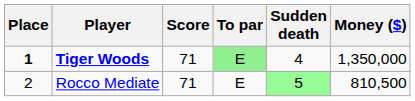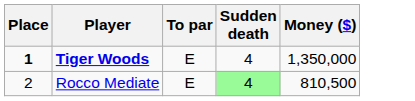- column: (188, 25)
(240, 58) lightgreen background -> (190, 58) no background
(299, 83) 5 -> (248, 83) 4
